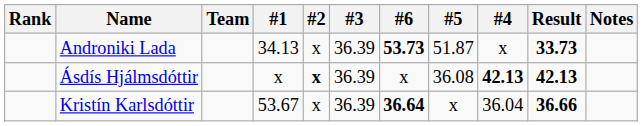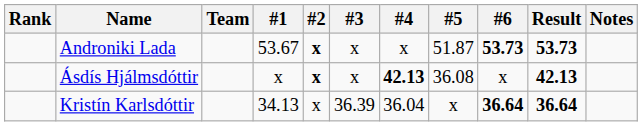columns swapped: (503, 18) <-> (404, 18)
(278, 47) 34.13 -> (278, 47) 53.67
(316, 47) normal -> (316, 47) bold
(354, 47) 36.39 -> (354, 47) x
(557, 47) 33.73 -> (557, 47) 53.73
(354, 76) 36.39 -> (354, 76) x
(278, 105) 53.67 -> (278, 105) 34.13
(557, 105) 36.66 -> (557, 105) 36.64
